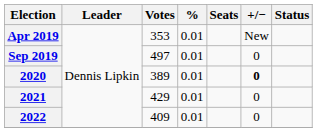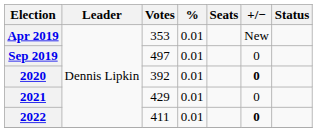(160, 76) 389 -> (160, 76) 392
(160, 117) 409 -> (160, 117) 411
(257, 117) normal -> (257, 117) bold
